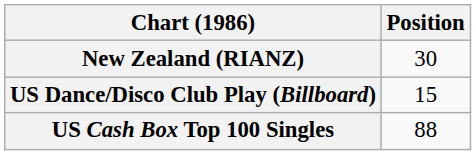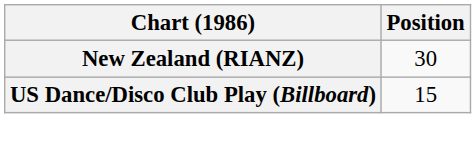- row: (193, 130)
